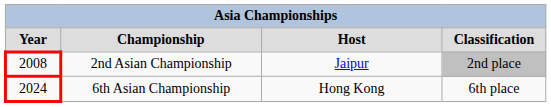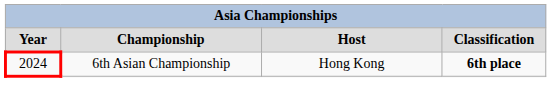- row: (161, 64)
(494, 89) normal -> (494, 64) bold
